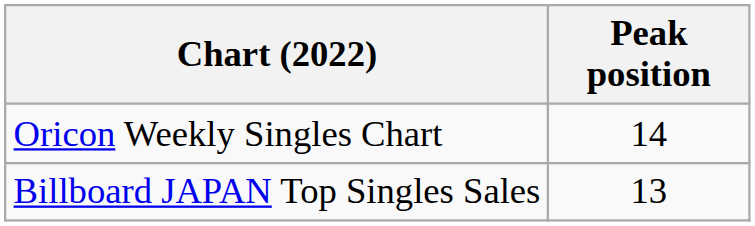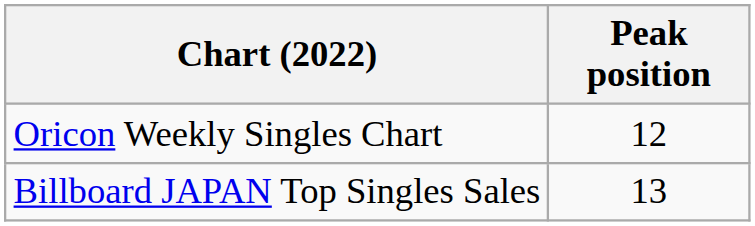(649, 132) 14 -> (649, 132) 12
